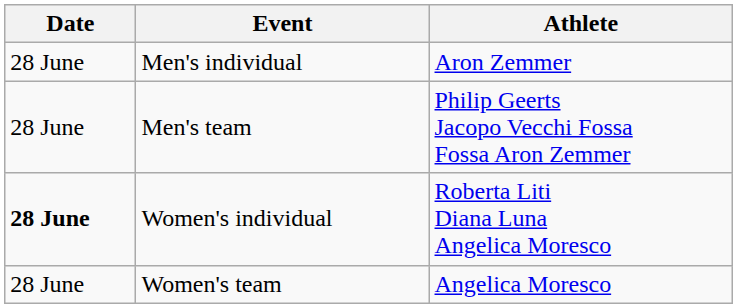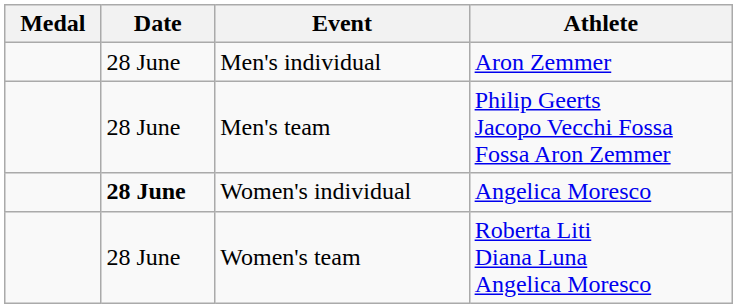+ column: (53, 23)
(523, 218) Roberta Liti Diana Luna Angelica Moresco -> (563, 191) Angelica Moresco
(523, 283) Angelica Moresco -> (563, 256) Roberta Liti Diana Luna Angelica Moresco
